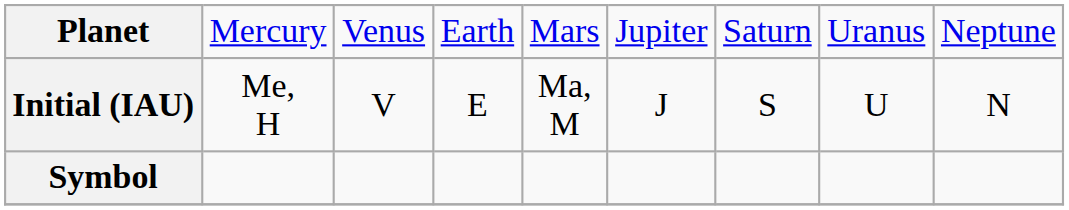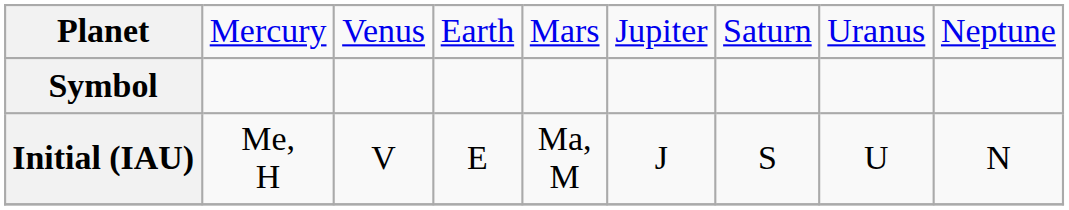rows swapped: (103, 177) <-> (103, 104)
